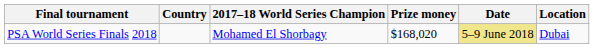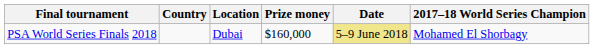columns swapped: (563, 14) <-> (299, 14)
(414, 33) $168,020 -> (288, 33) $160,000
